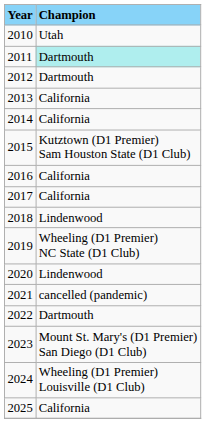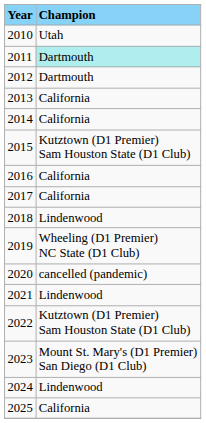(71, 273) Lindenwood -> (93, 273) cancelled (pandemic)
(93, 294) cancelled (pandemic) -> (71, 294) Lindenwood
(66, 315) Dartmouth -> (115, 322) Kutztown (D1 Premier) Sam Houston State (D1 Club)
(98, 379) Wheeling (D1 Premier) Louisville (D1 Club) -> (71, 387) Lindenwood
